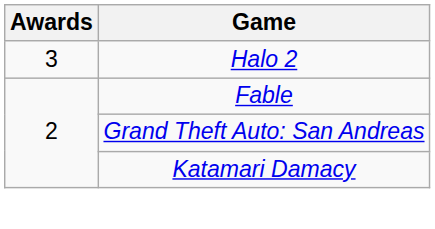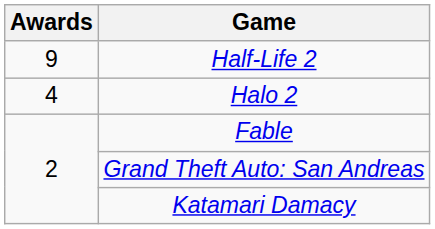+ row: (264, 59)
(51, 59) 3 -> (51, 95) 4
